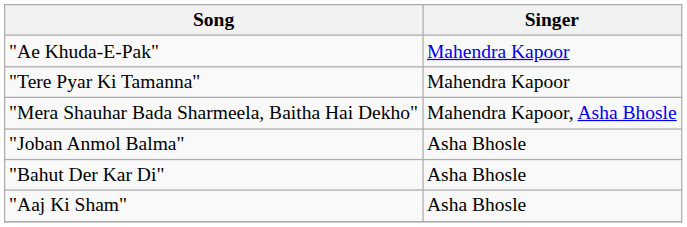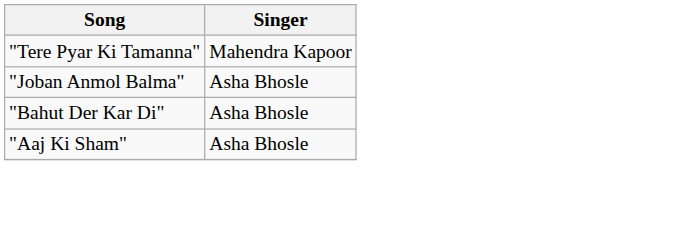- row: (84, 50)
- row: (214, 112)
